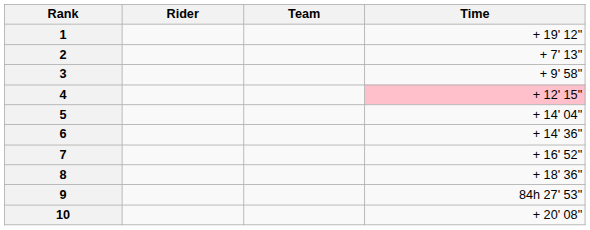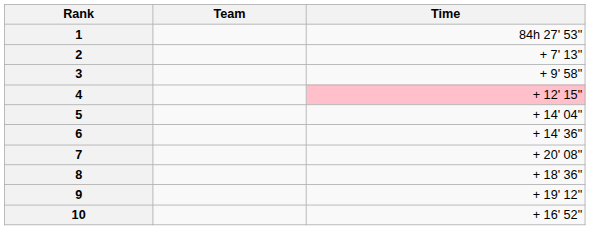- column: (183, 14)
(557, 34) + 19' 12" -> (551, 34) 84h 27' 53"
(557, 154) + 16' 52" -> (557, 154) + 20' 08"
(551, 194) 84h 27' 53" -> (557, 194) + 19' 12"
(557, 214) + 20' 08" -> (557, 214) + 16' 52"
